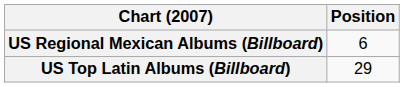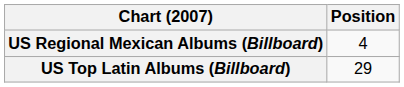(363, 43) 6 -> (363, 43) 4
